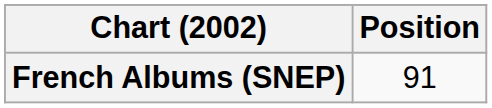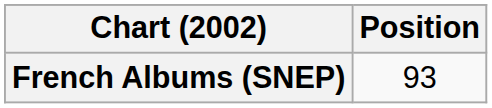(420, 77) 91 -> (420, 77) 93
